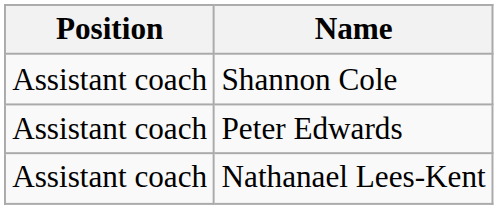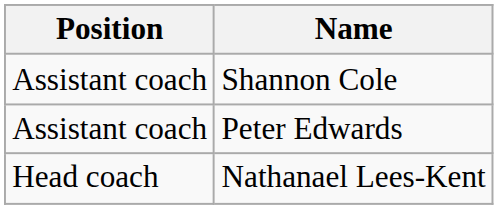(110, 177) Assistant coach -> (85, 177) Head coach
